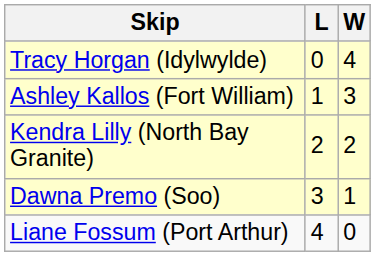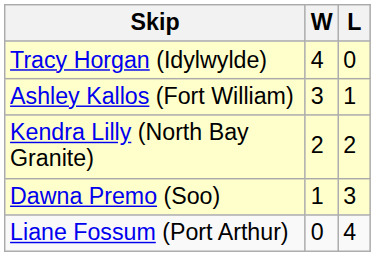columns swapped: (354, 22) <-> (322, 22)
